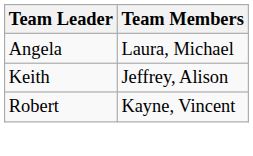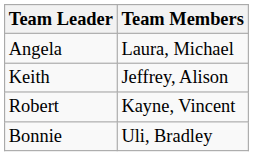+ row: (35, 135)
